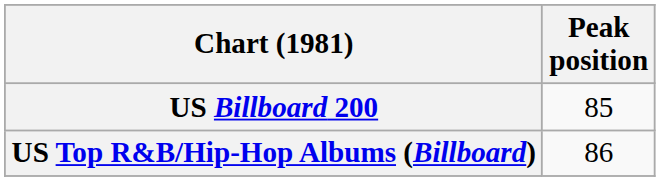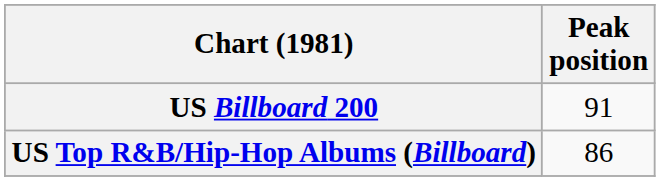(599, 106) 85 -> (599, 106) 91
